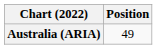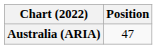(128, 34) 49 -> (128, 34) 47
